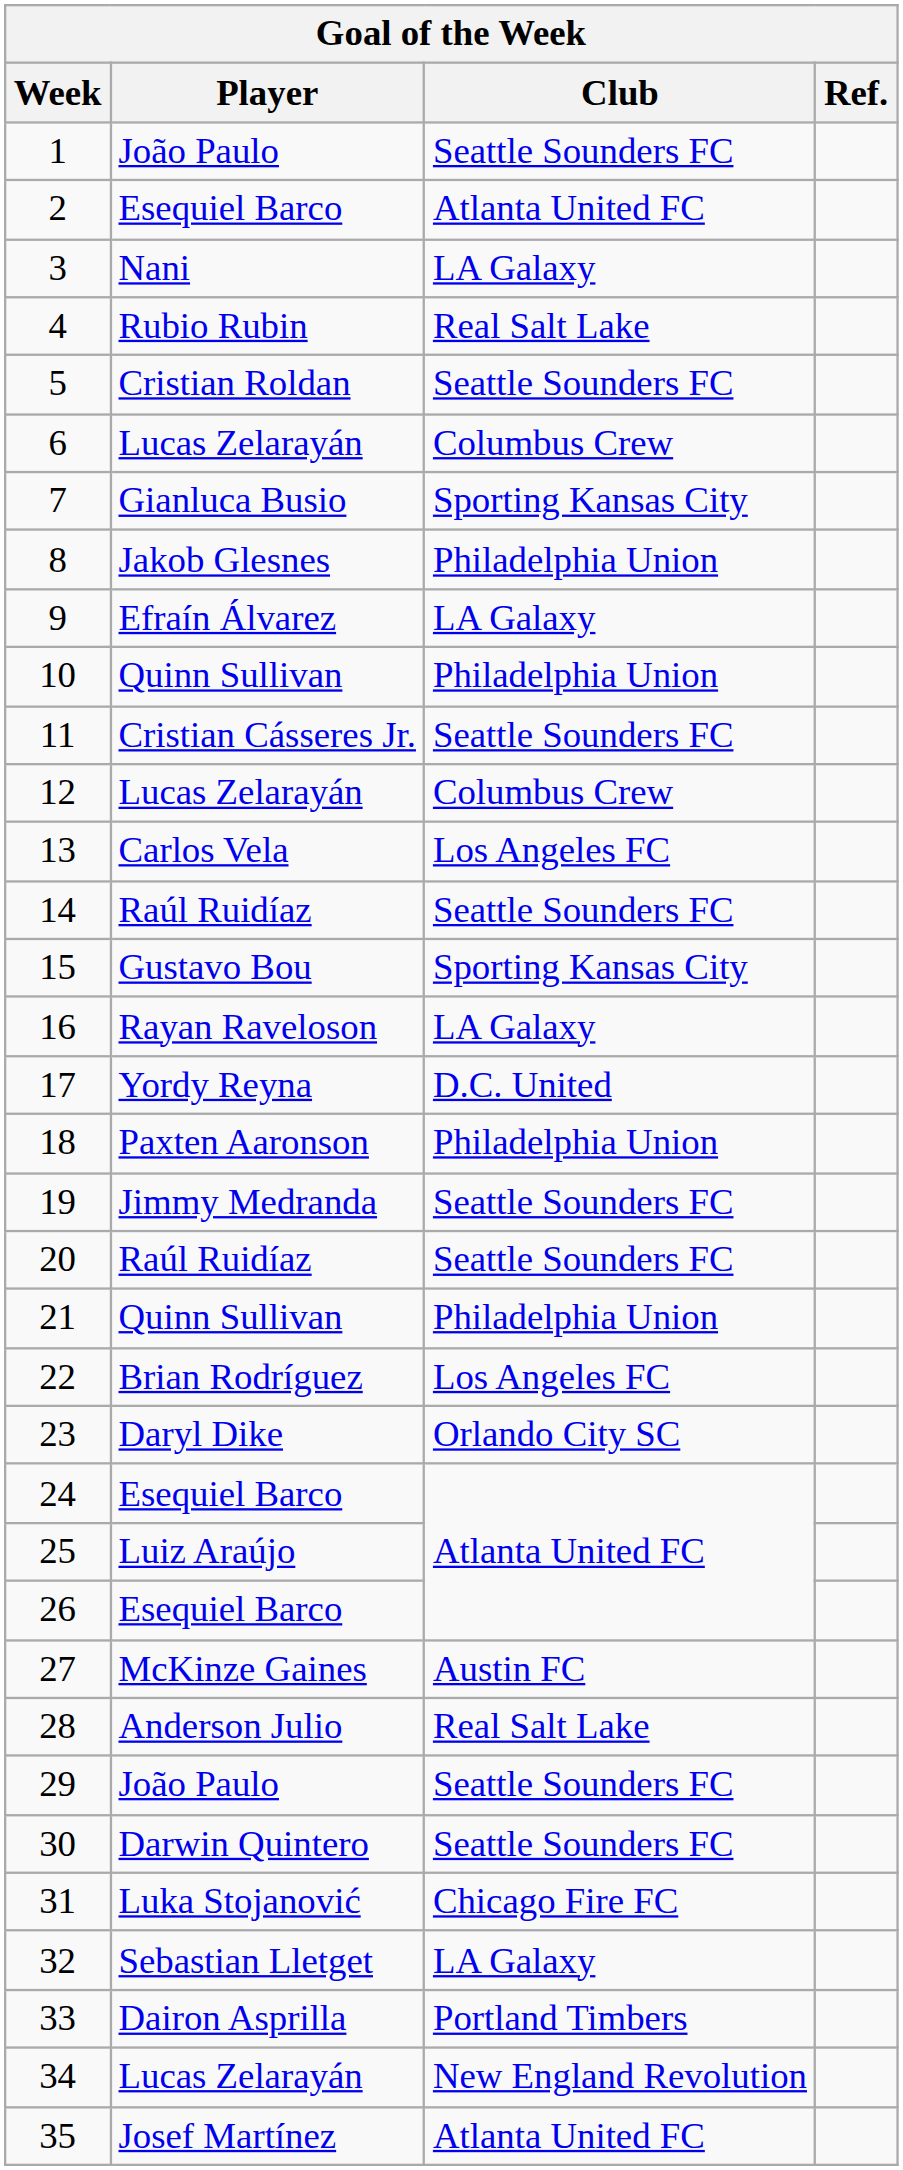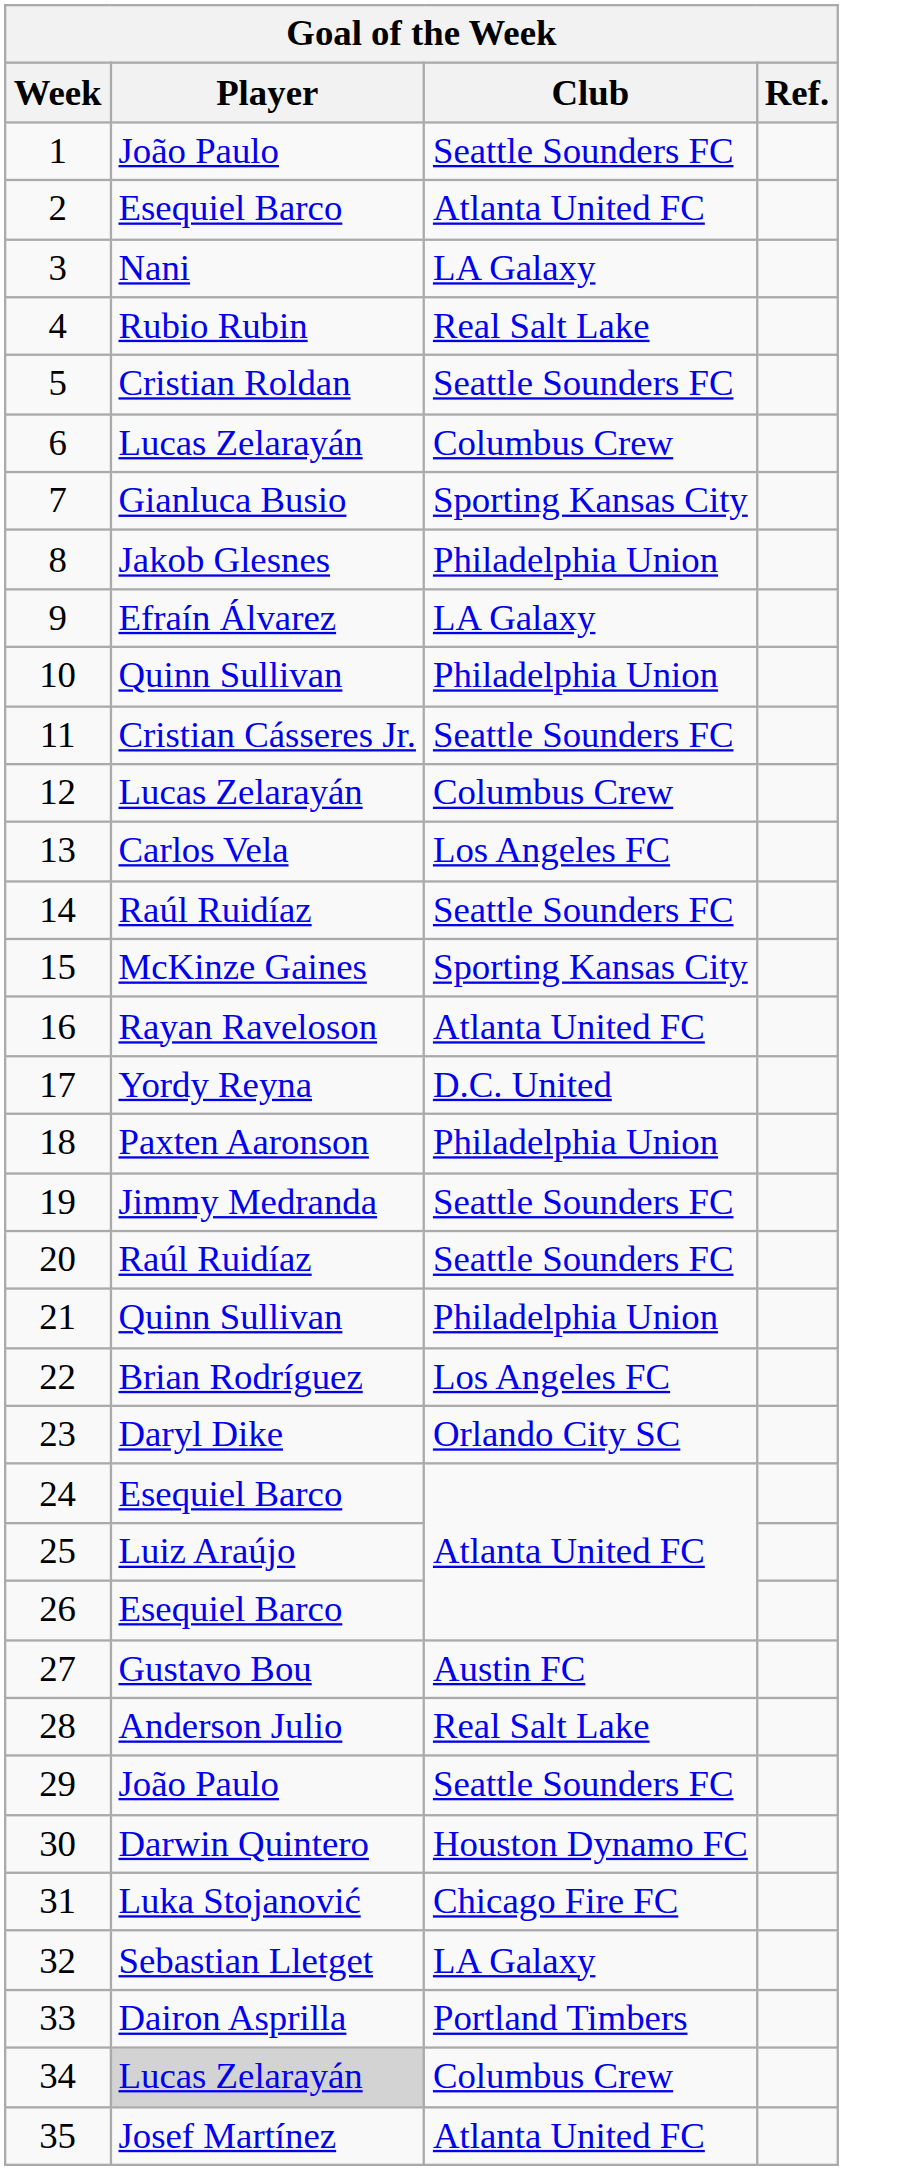(215, 967) Gustavo Bou -> (243, 967) McKinze Gaines
(514, 1025) LA Galaxy -> (569, 1025) Atlanta United FC
(243, 1667) McKinze Gaines -> (215, 1667) Gustavo Bou
(583, 1842) Seattle Sounders FC -> (590, 1842) Houston Dynamo FC
(241, 2076) no background -> (241, 2076) lightgrey background
(620, 2076) New England Revolution -> (553, 2076) Columbus Crew
